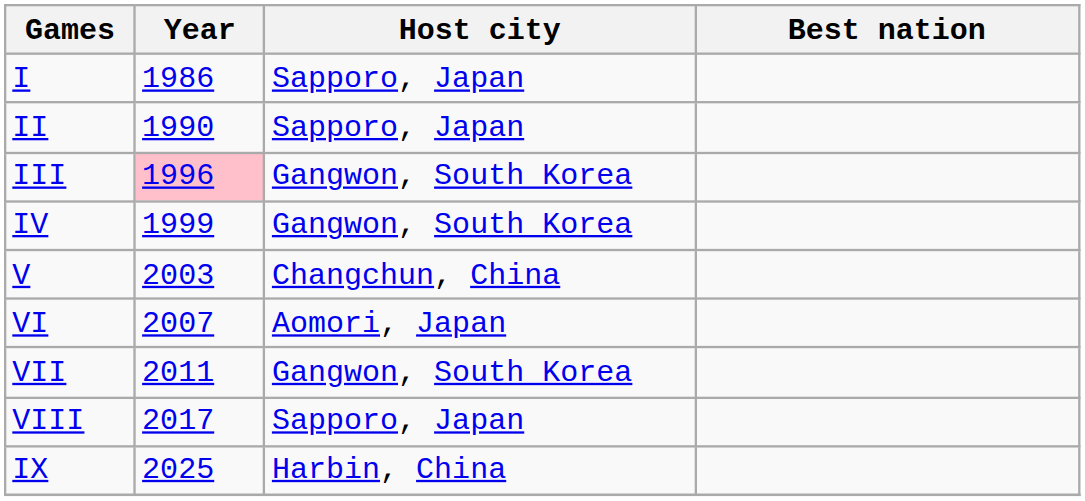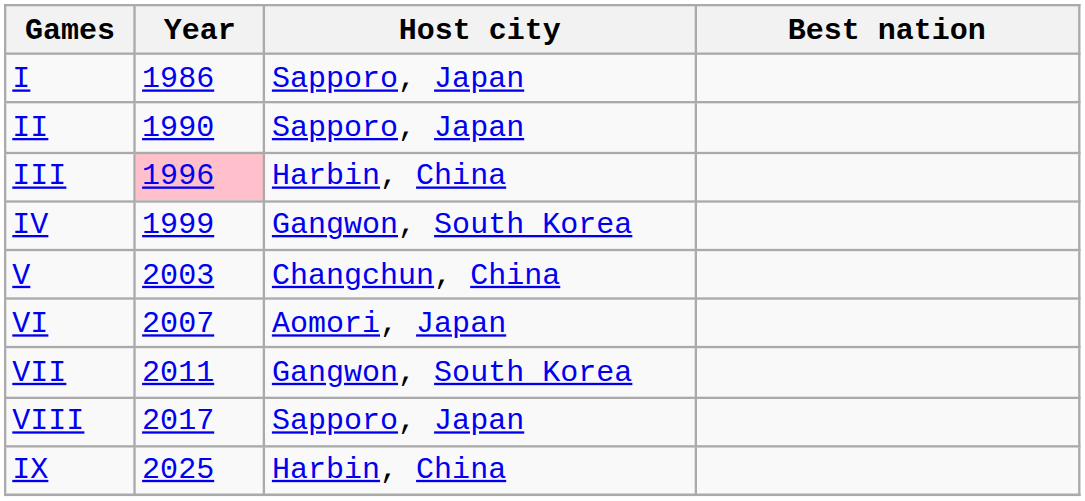(452, 176) Gangwon, South Korea -> (389, 176) Harbin, China
